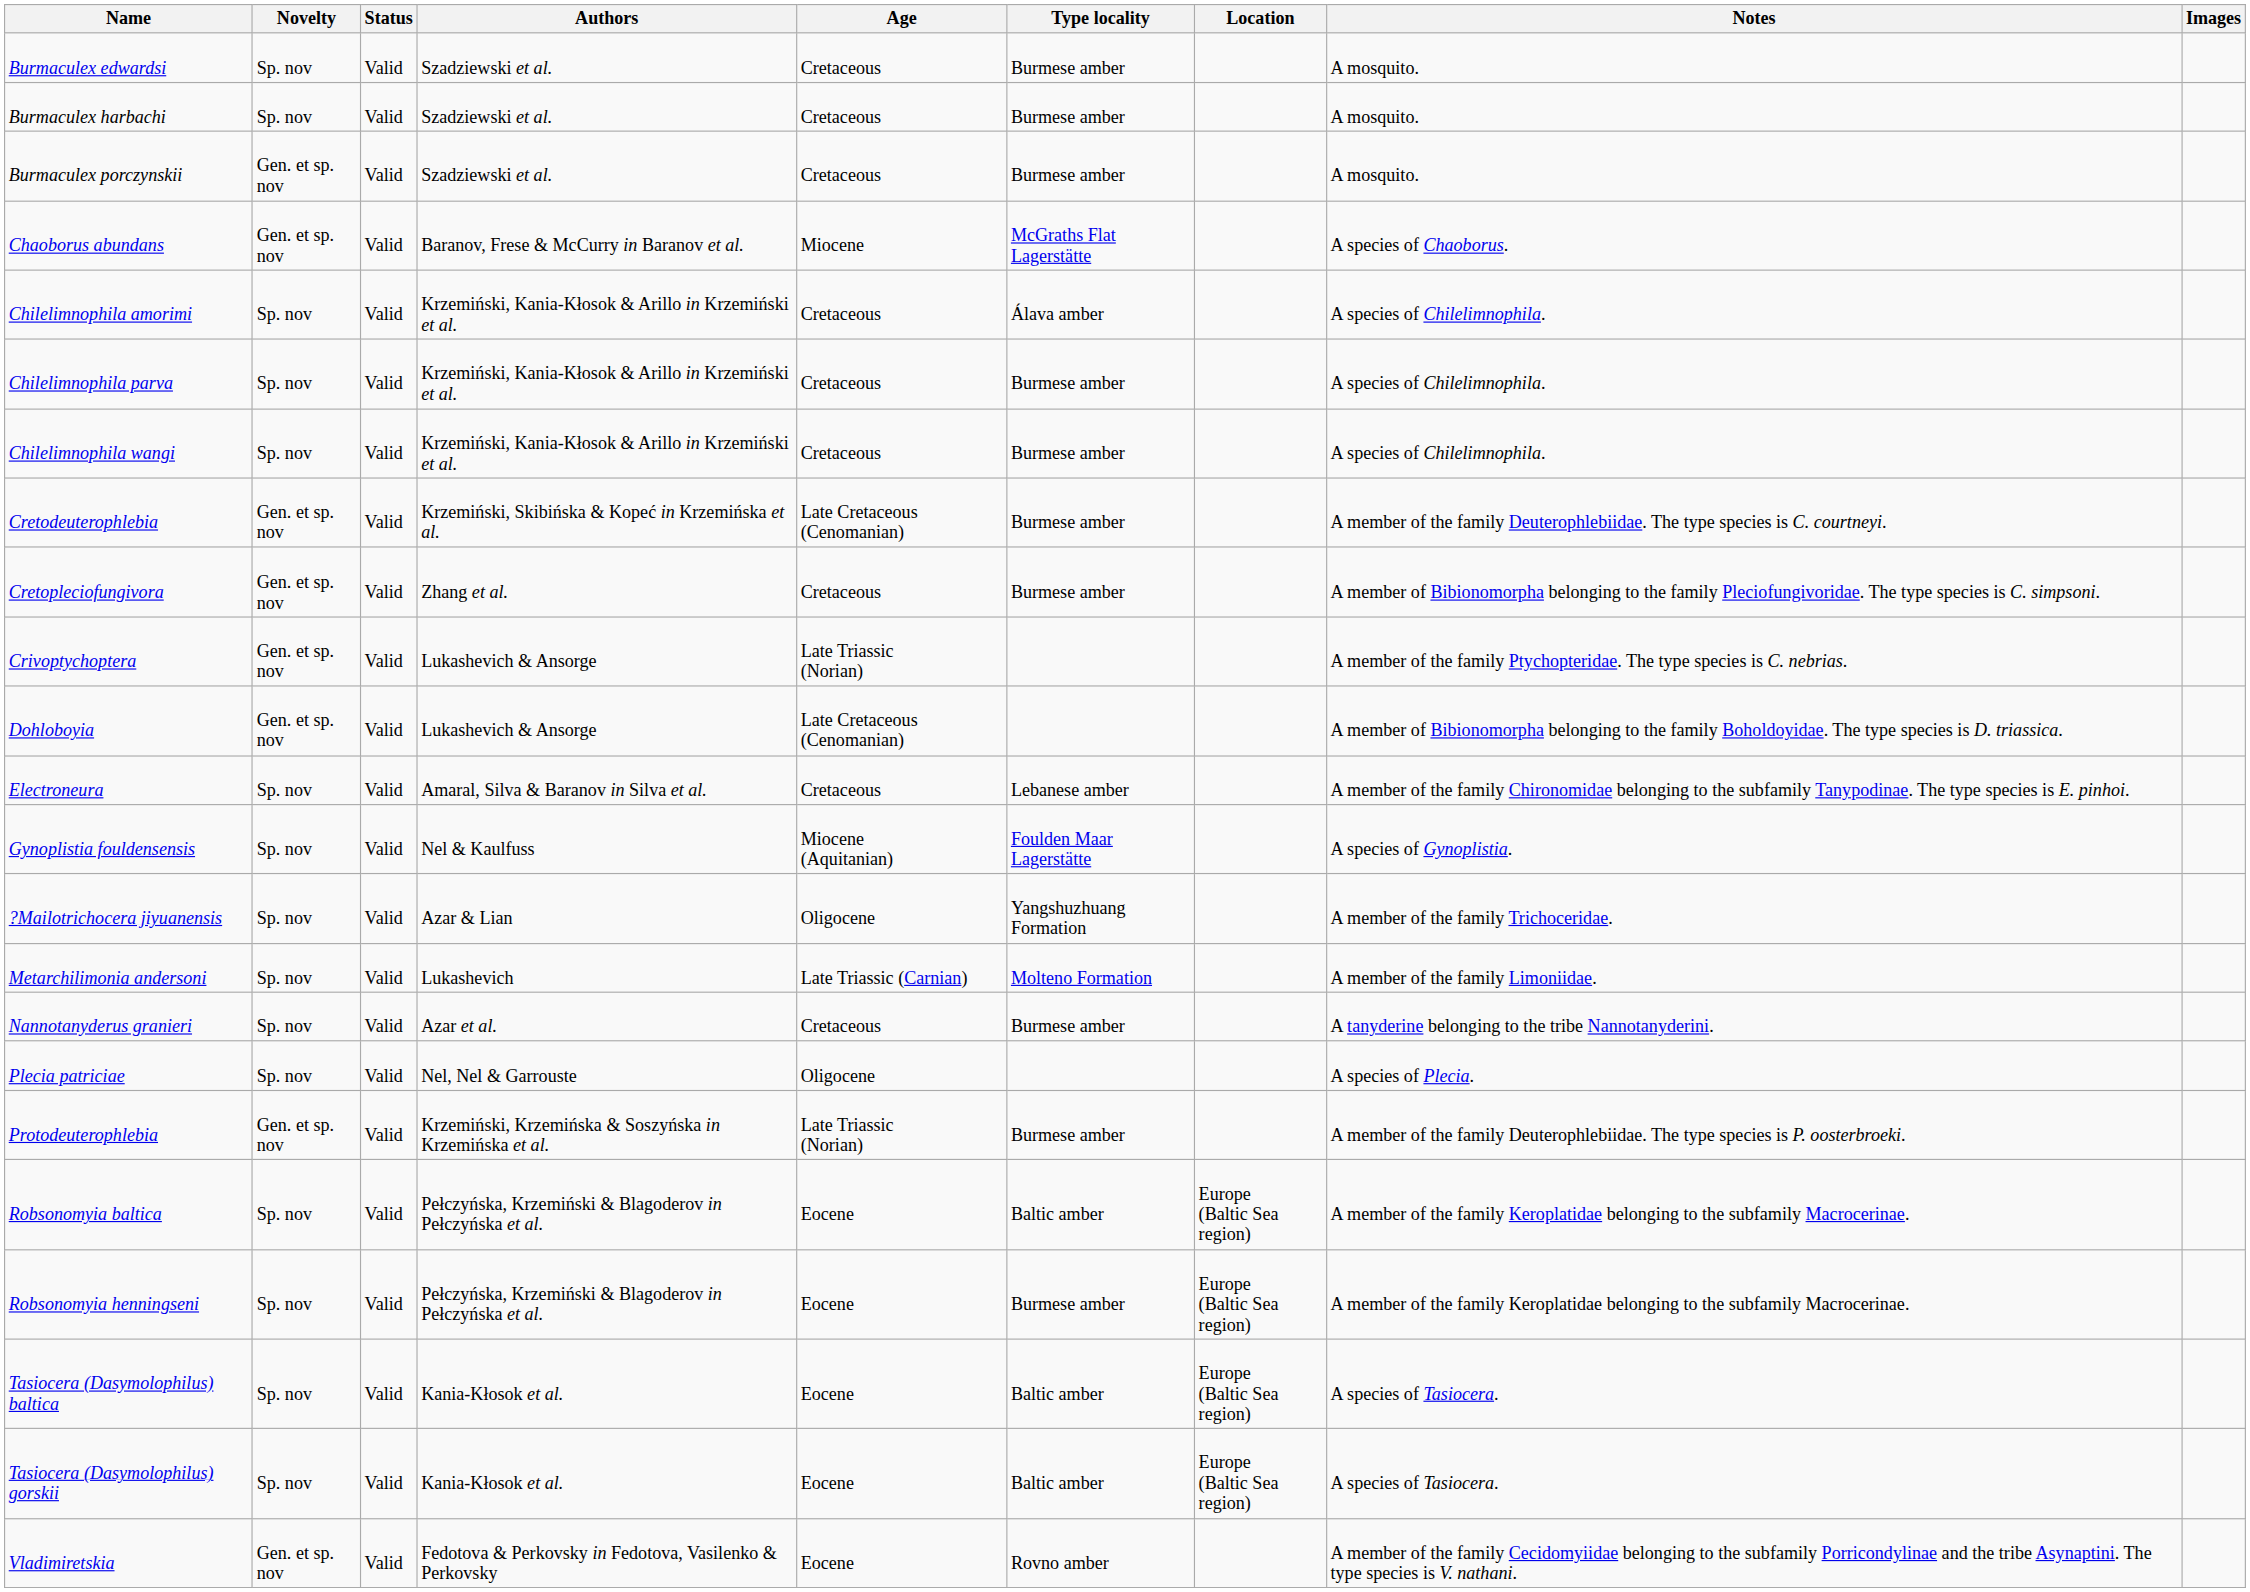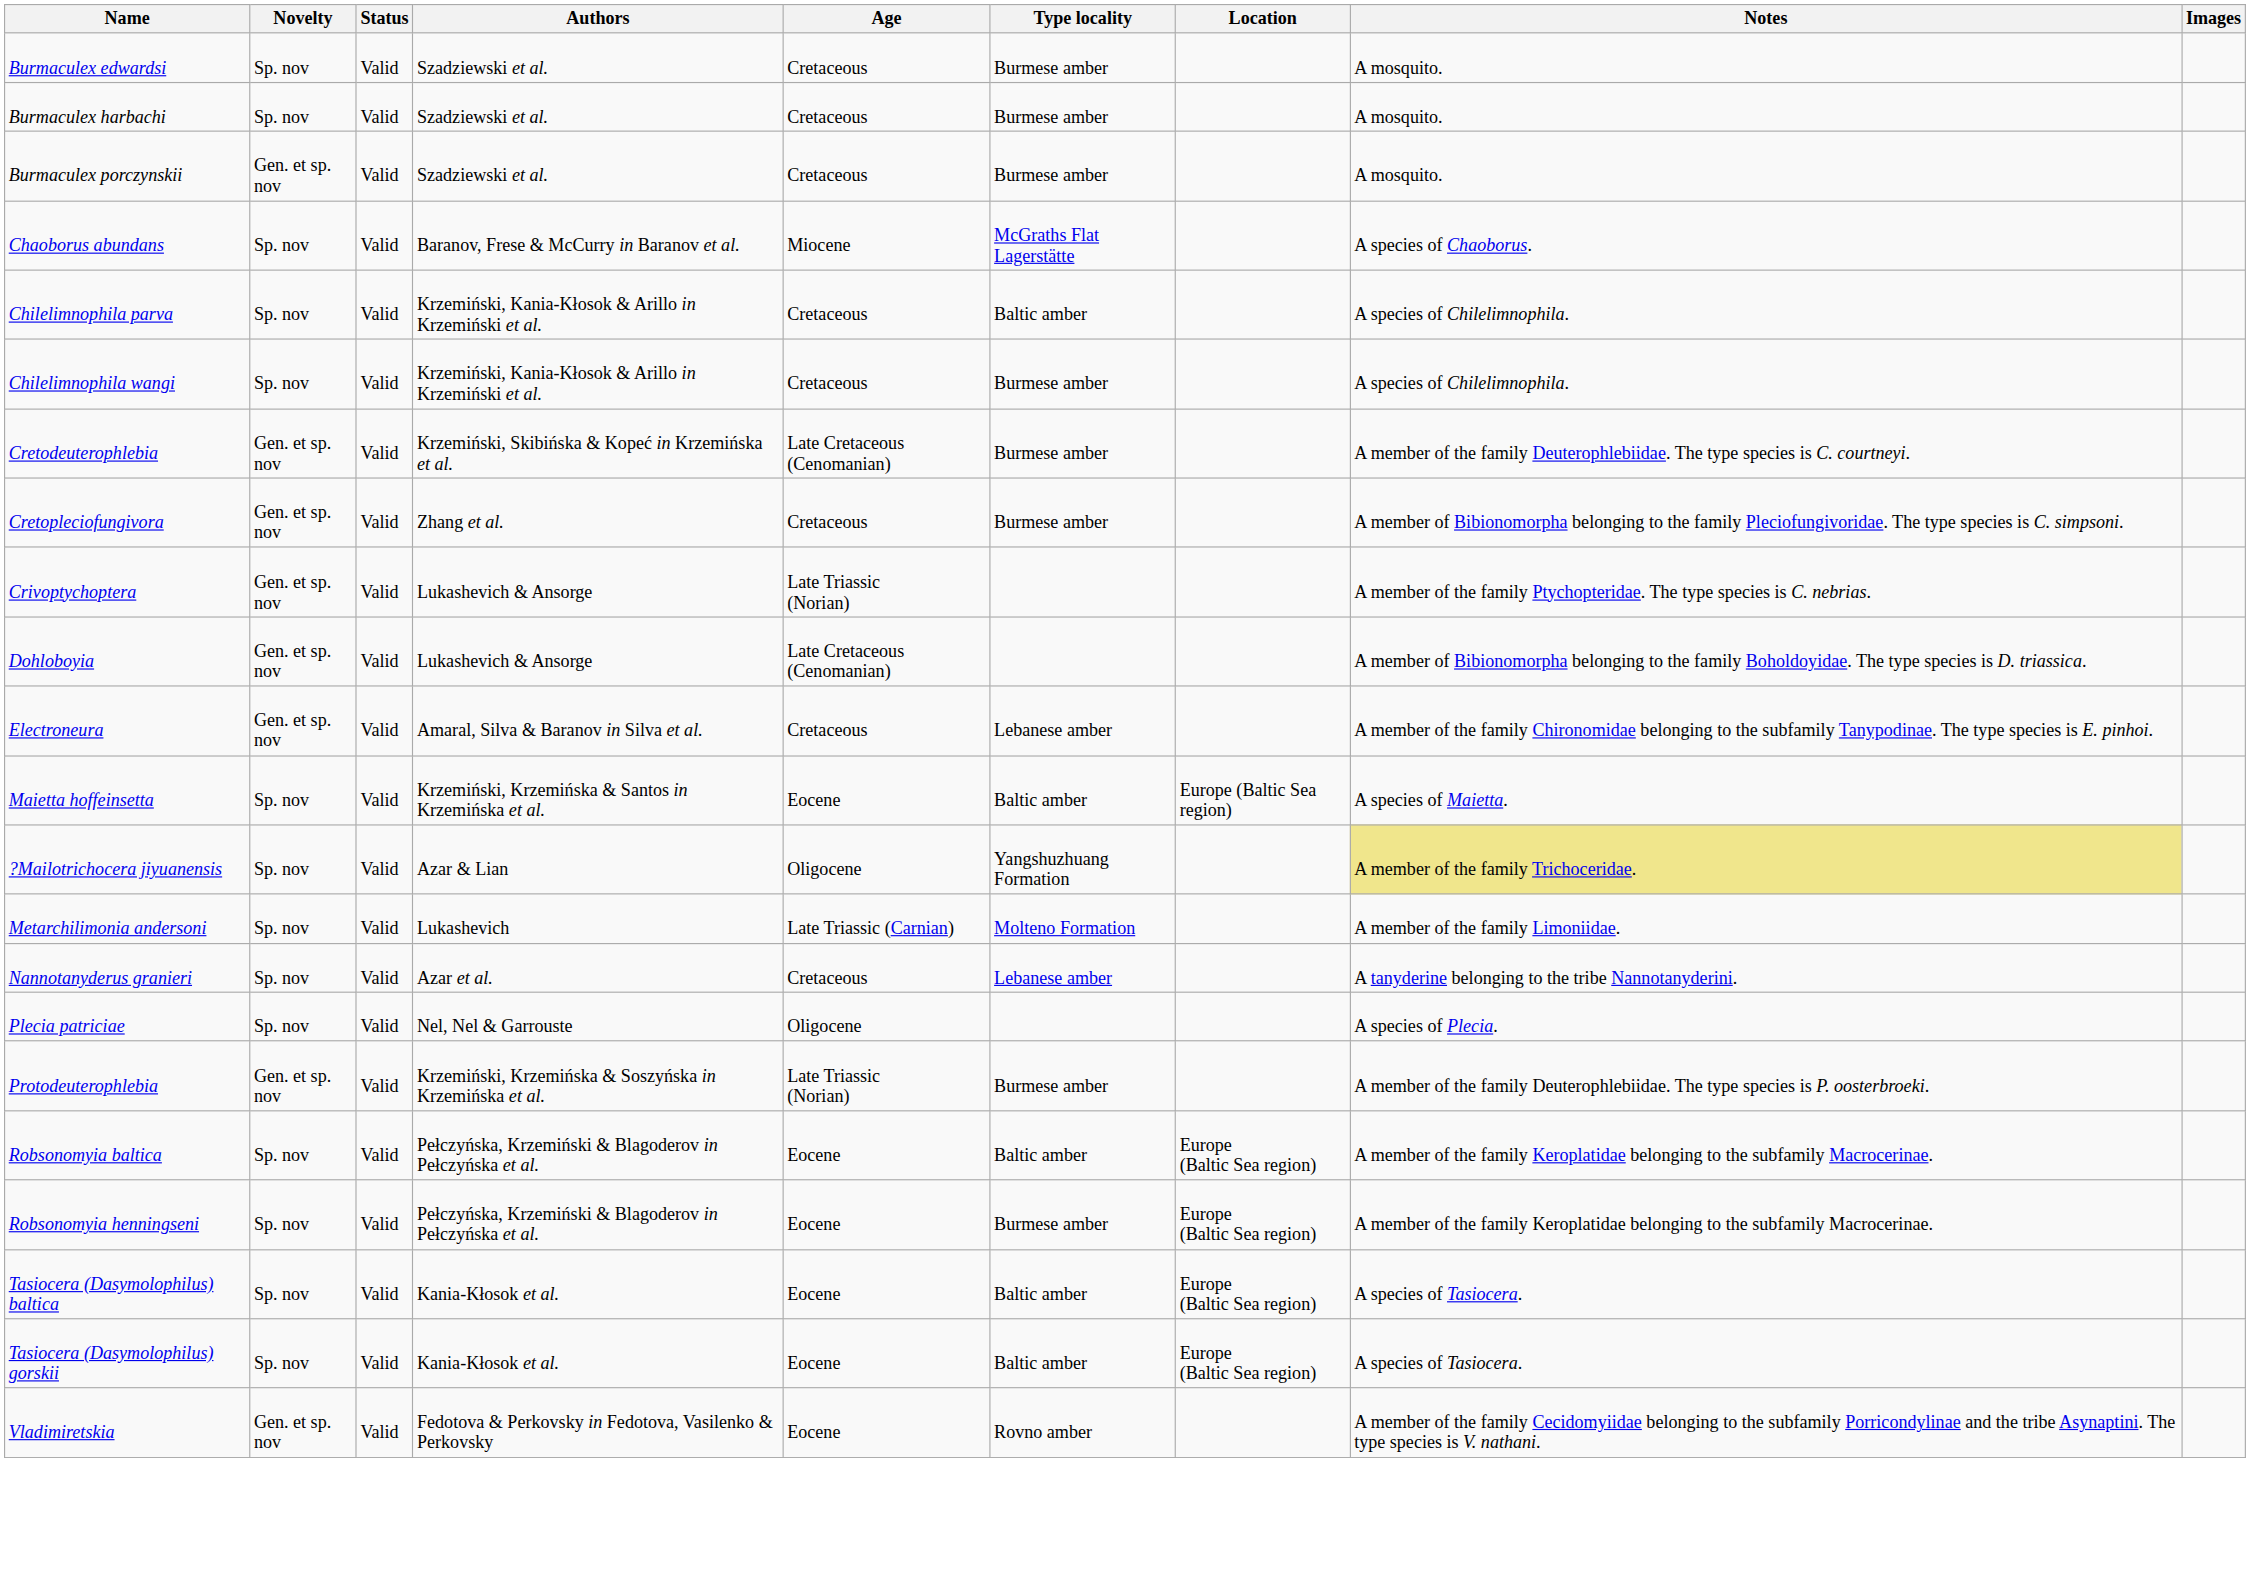(295, 245) Gen. et sp. nov -> (282, 245) Sp. nov
- row: (100, 314)
(1068, 384) Burmese amber -> (1041, 314) Baltic amber
(284, 790) Sp. nov -> (293, 730) Gen. et sp. nov
- row: (102, 849)
+ row: (81, 800)
(1472, 918) no background -> (1495, 869) khaki background
(1068, 1026) Burmese amber -> (1053, 977) Lebanese amber
